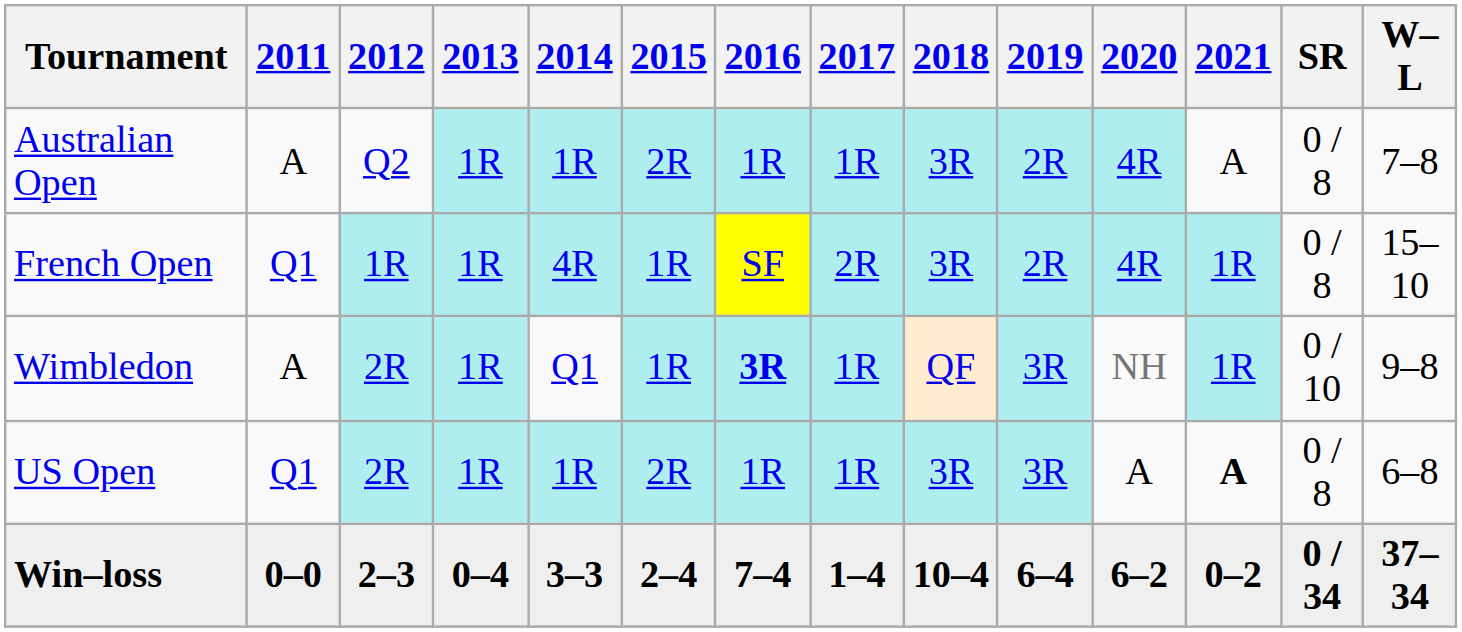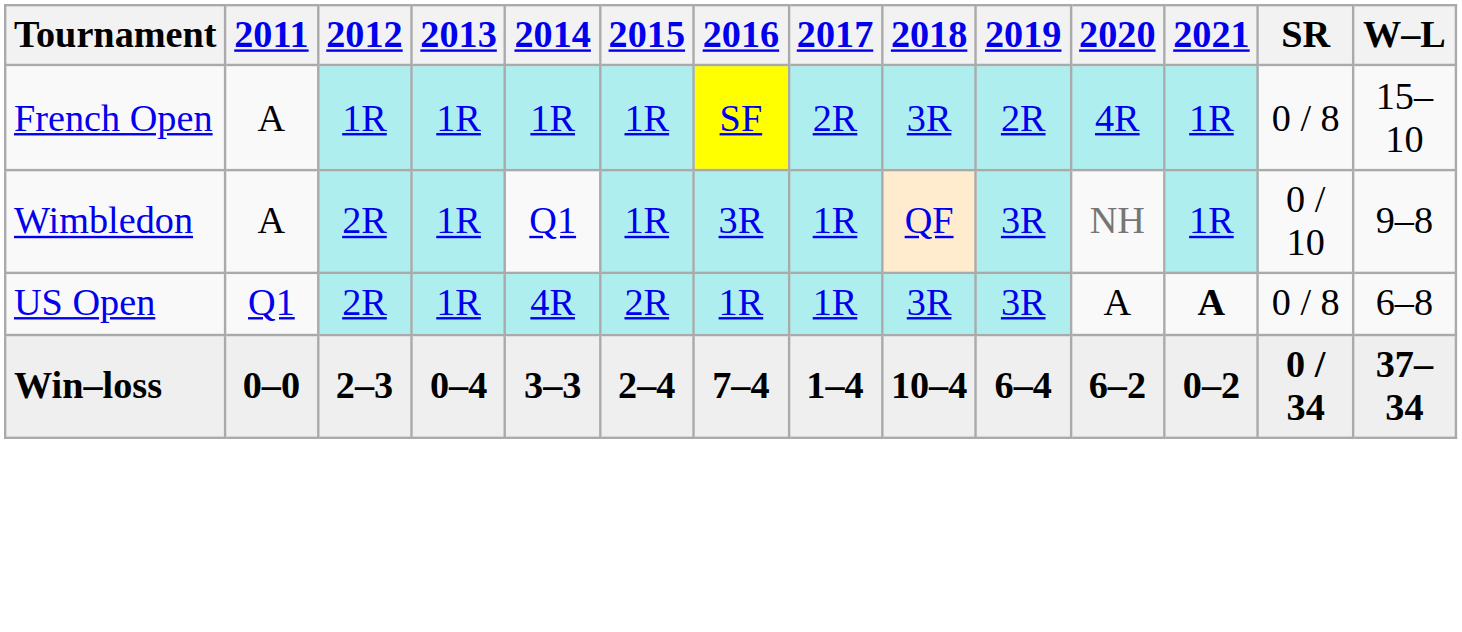- row: (94, 159)
(293, 263) Q1 -> (271, 116) A
(575, 263) 4R -> (553, 116) 1R
(763, 367) bold -> (741, 220) normal
(575, 470) 1R -> (553, 302) 4R
